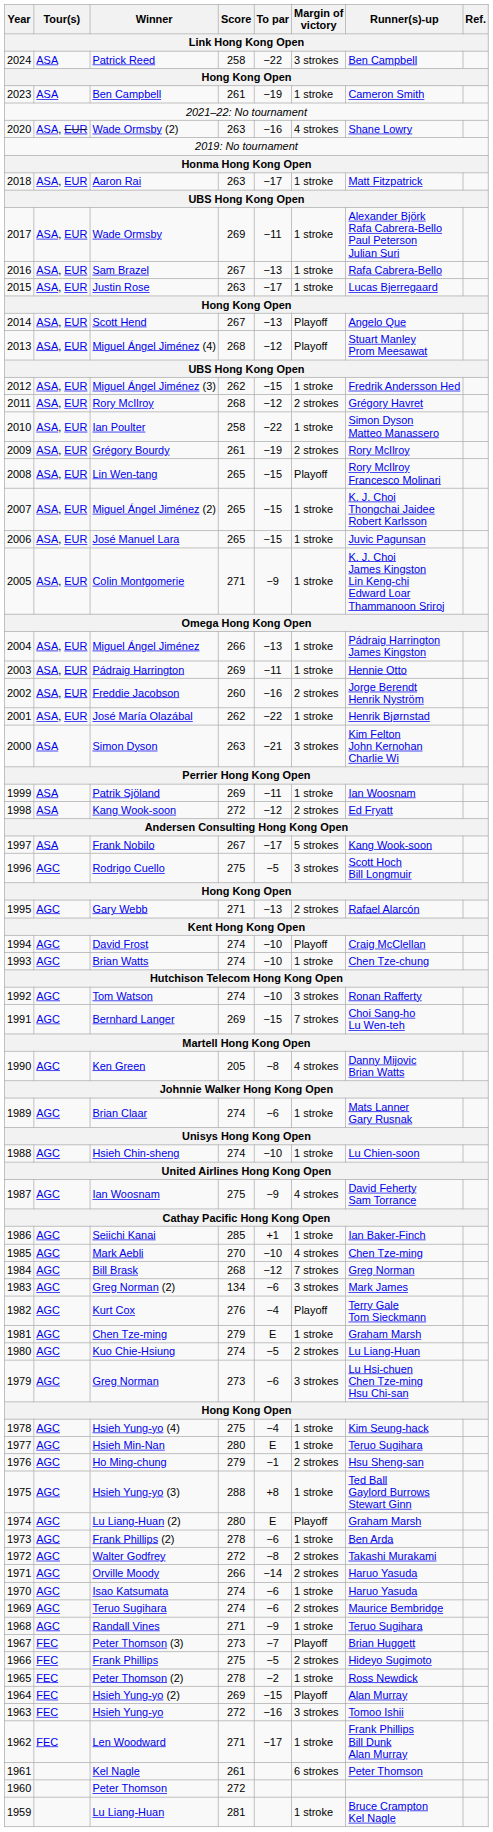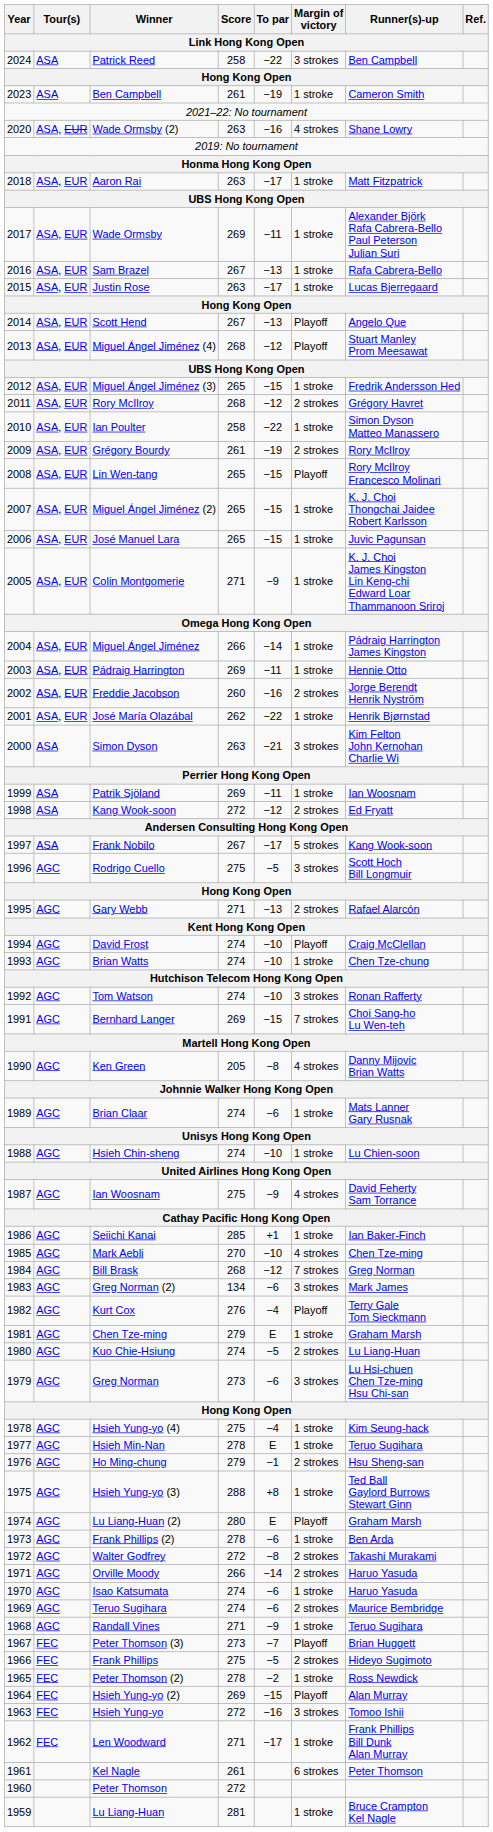(236, 386) 262 -> (236, 386) 265
(273, 646) −13 -> (273, 646) −14
(236, 1445) 280 -> (236, 1445) 278
